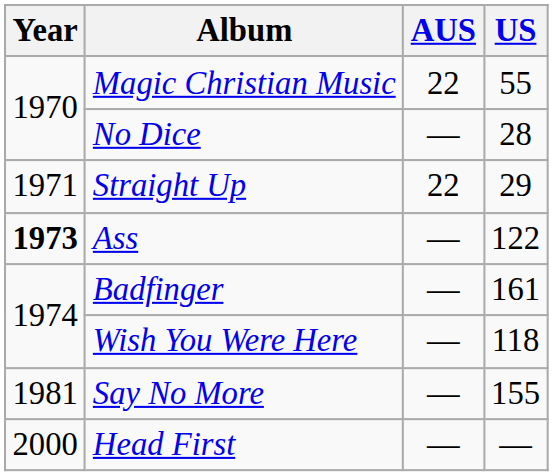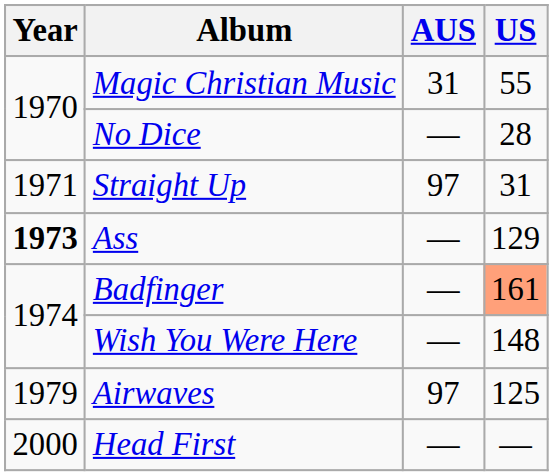(443, 82) 22 -> (443, 82) 31
(443, 185) 22 -> (443, 185) 97
(516, 185) 29 -> (516, 185) 31
(516, 237) 122 -> (516, 237) 129
(516, 289) no background -> (516, 289) lightsalmon background
(516, 340) 118 -> (516, 340) 148
+ row: (154, 392)
- row: (178, 392)
